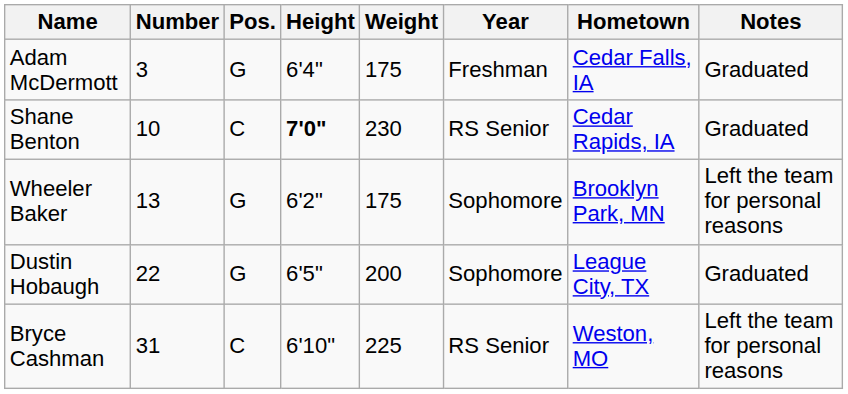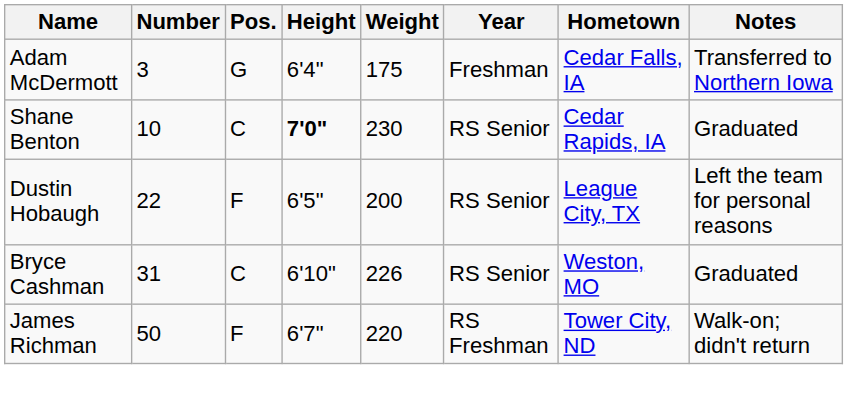(757, 69) Graduated -> (763, 69) Transferred to Northern Iowa
- row: (51, 201)
(238, 273) G -> (237, 201) F
(505, 273) Sophomore -> (499, 201) RS Senior
(757, 273) Graduated -> (758, 201) Left the team for personal reasons
(383, 346) 225 -> (384, 273) 226
(769, 346) Left the team for personal reasons -> (746, 273) Graduated
+ row: (53, 333)
